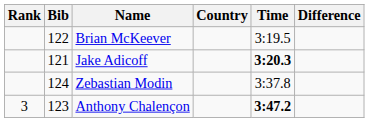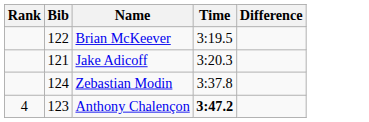- column: (222, 15)
(273, 60) bold -> (215, 60) normal
(24, 106) 3 -> (24, 106) 4
